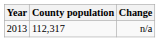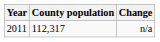(17, 28) 2013 -> (17, 28) 2011
